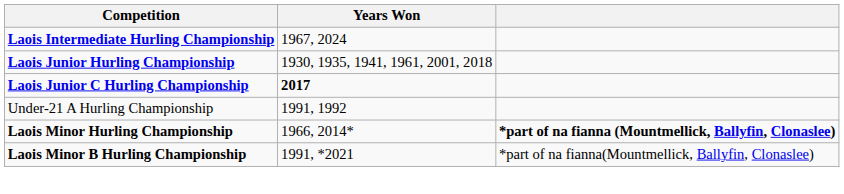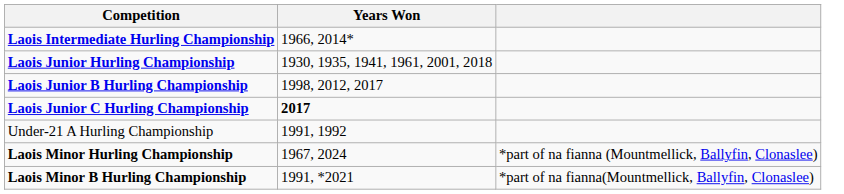(314, 39) 1967, 2024 -> (317, 39) 1966, 2014*
+ row: (128, 85)
(317, 131) 1966, 2014* -> (314, 154) 1967, 2024
(667, 131) bold -> (658, 154) normal
